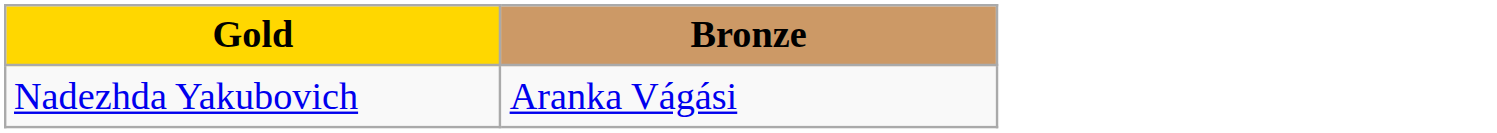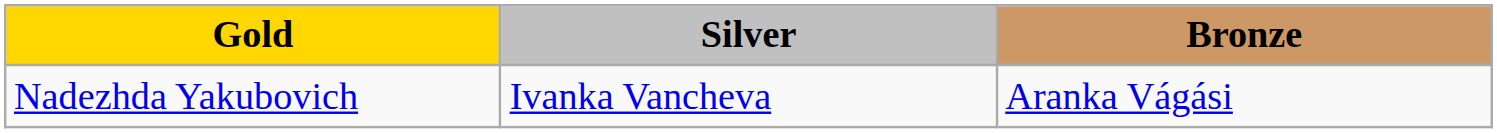+ column: (749, 34)
